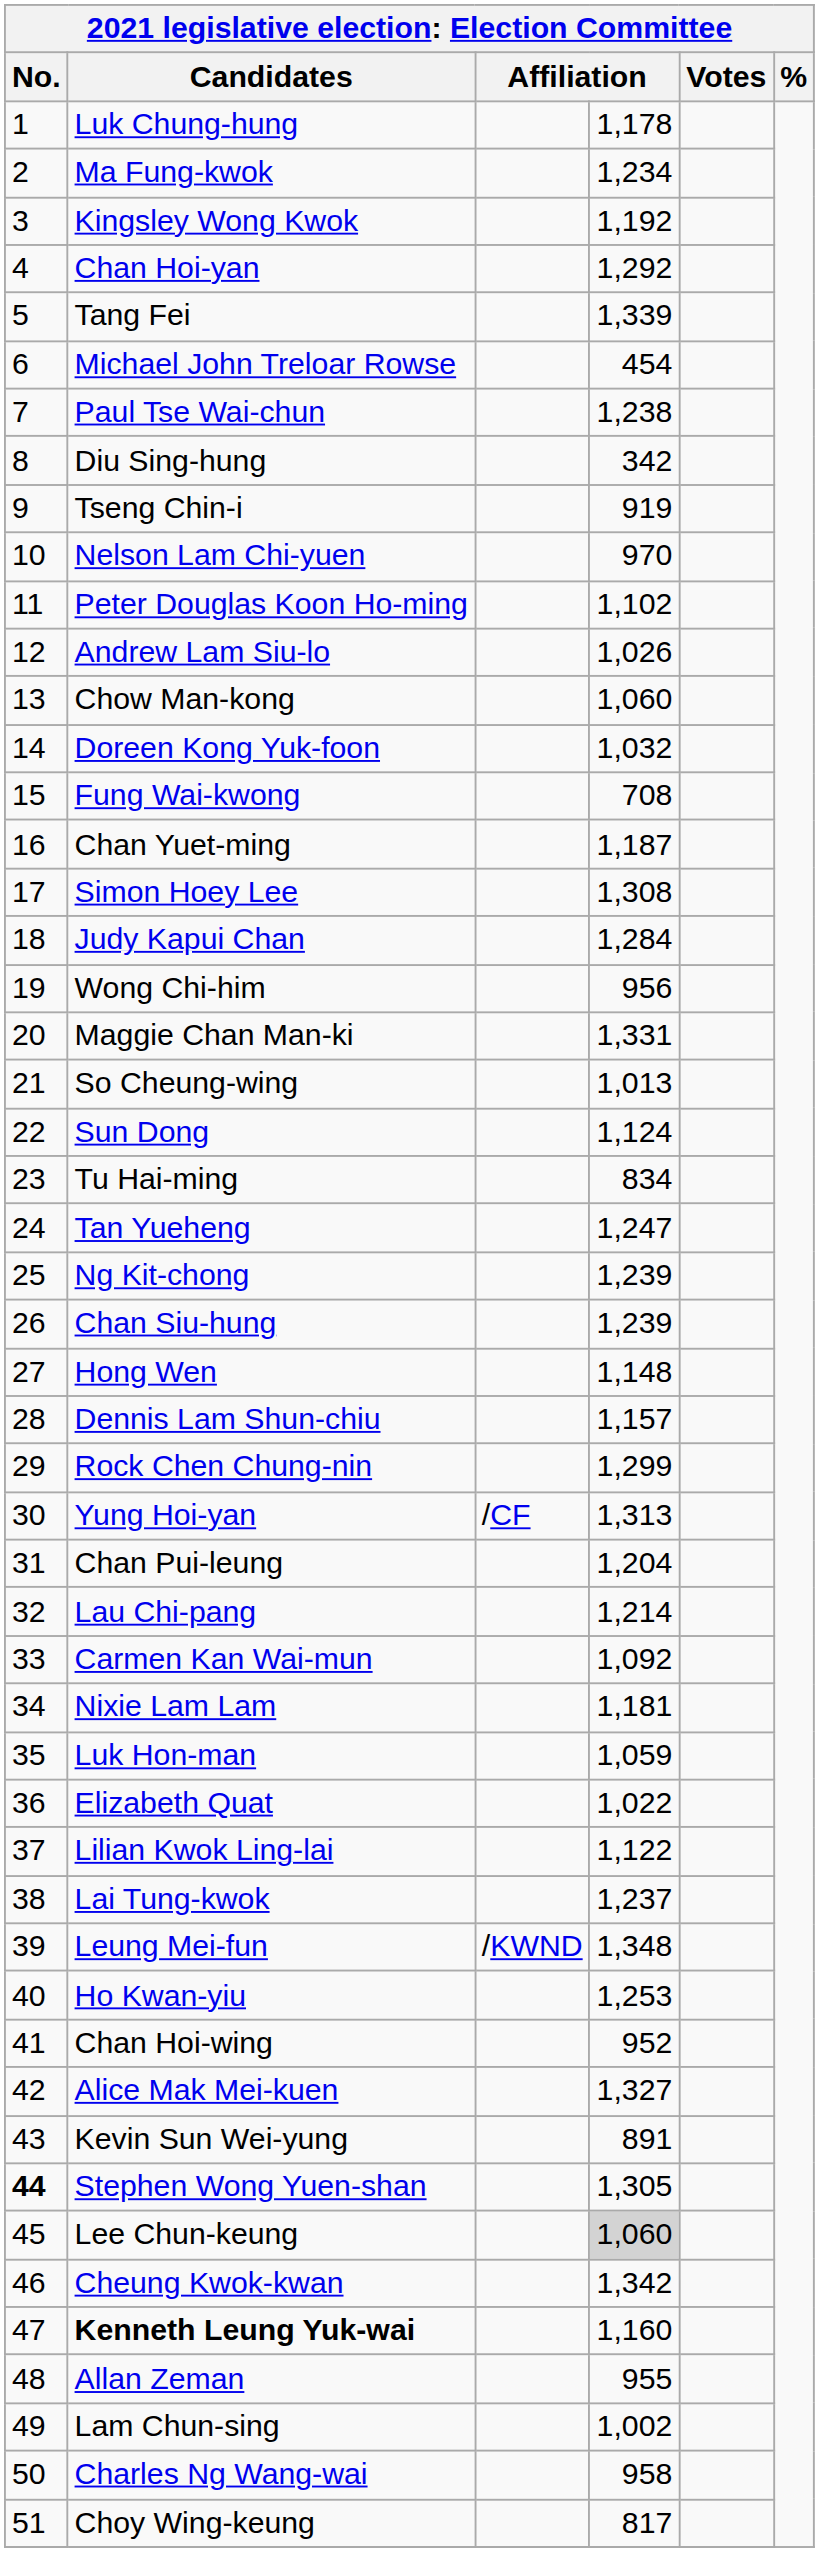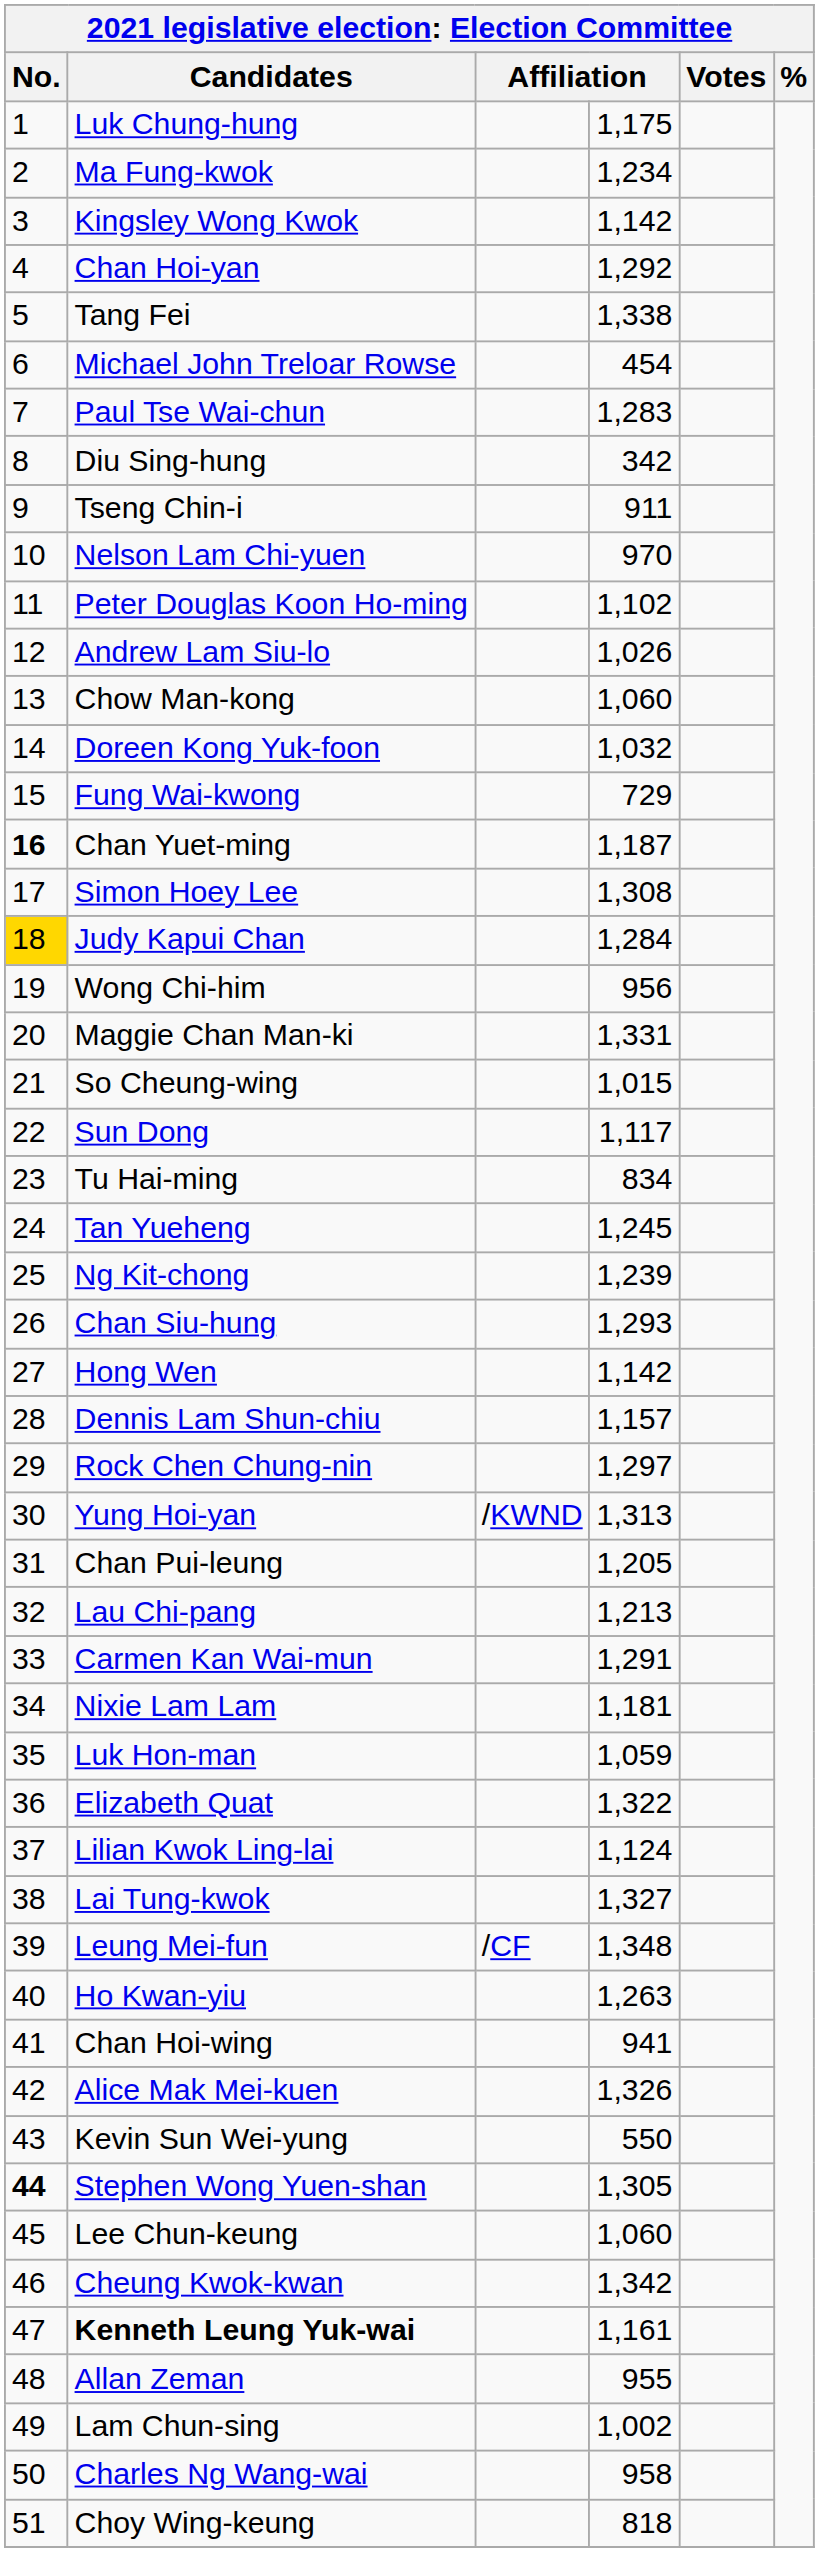(634, 124) 1,178 -> (634, 124) 1,175
(634, 220) 1,192 -> (634, 220) 1,142
(634, 316) 1,339 -> (634, 316) 1,338
(634, 412) 1,238 -> (634, 412) 1,283
(647, 508) 919 -> (648, 508) 911
(647, 795) 708 -> (647, 795) 729
(29, 843) normal -> (29, 843) bold
(29, 939) no background -> (29, 939) gold background
(634, 1083) 1,013 -> (634, 1083) 1,015
(634, 1131) 1,124 -> (636, 1131) 1,117
(634, 1227) 1,247 -> (634, 1227) 1,245
(634, 1323) 1,239 -> (634, 1323) 1,293
(634, 1371) 1,148 -> (634, 1371) 1,142
(634, 1467) 1,299 -> (634, 1467) 1,297
(506, 1515) /CF -> (532, 1515) /KWND
(634, 1563) 1,204 -> (634, 1563) 1,205
(634, 1611) 1,214 -> (634, 1611) 1,213
(634, 1659) 1,092 -> (634, 1659) 1,291
(634, 1802) 1,022 -> (634, 1802) 1,322
(634, 1850) 1,122 -> (634, 1850) 1,124
(634, 1898) 1,237 -> (634, 1898) 1,327
(532, 1946) /KWND -> (506, 1946) /CF
(634, 1994) 1,253 -> (634, 1994) 1,263
(647, 2042) 952 -> (647, 2042) 941
(634, 2090) 1,327 -> (634, 2090) 1,326
(647, 2138) 891 -> (647, 2138) 550
(634, 2234) lightgrey background -> (634, 2234) no background
(634, 2330) 1,160 -> (634, 2330) 1,161
(647, 2522) 817 -> (647, 2522) 818
